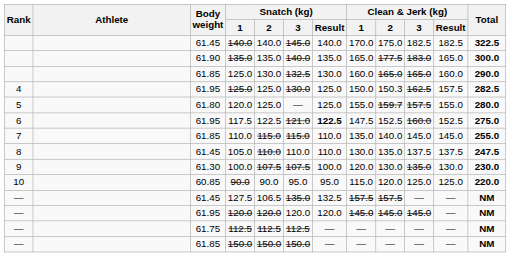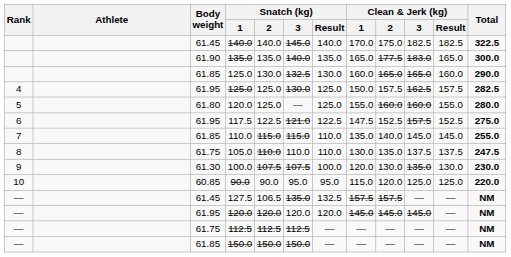(390, 89) 150.3 -> (390, 89) 157.5
(390, 105) 159.7 -> (390, 105) 160.0
(419, 105) 157.5 -> (419, 105) 160.0
(330, 120) bold -> (330, 120) normal
(419, 120) 160.0 -> (419, 120) 157.5
(208, 151) 61.45 -> (208, 151) 61.75
